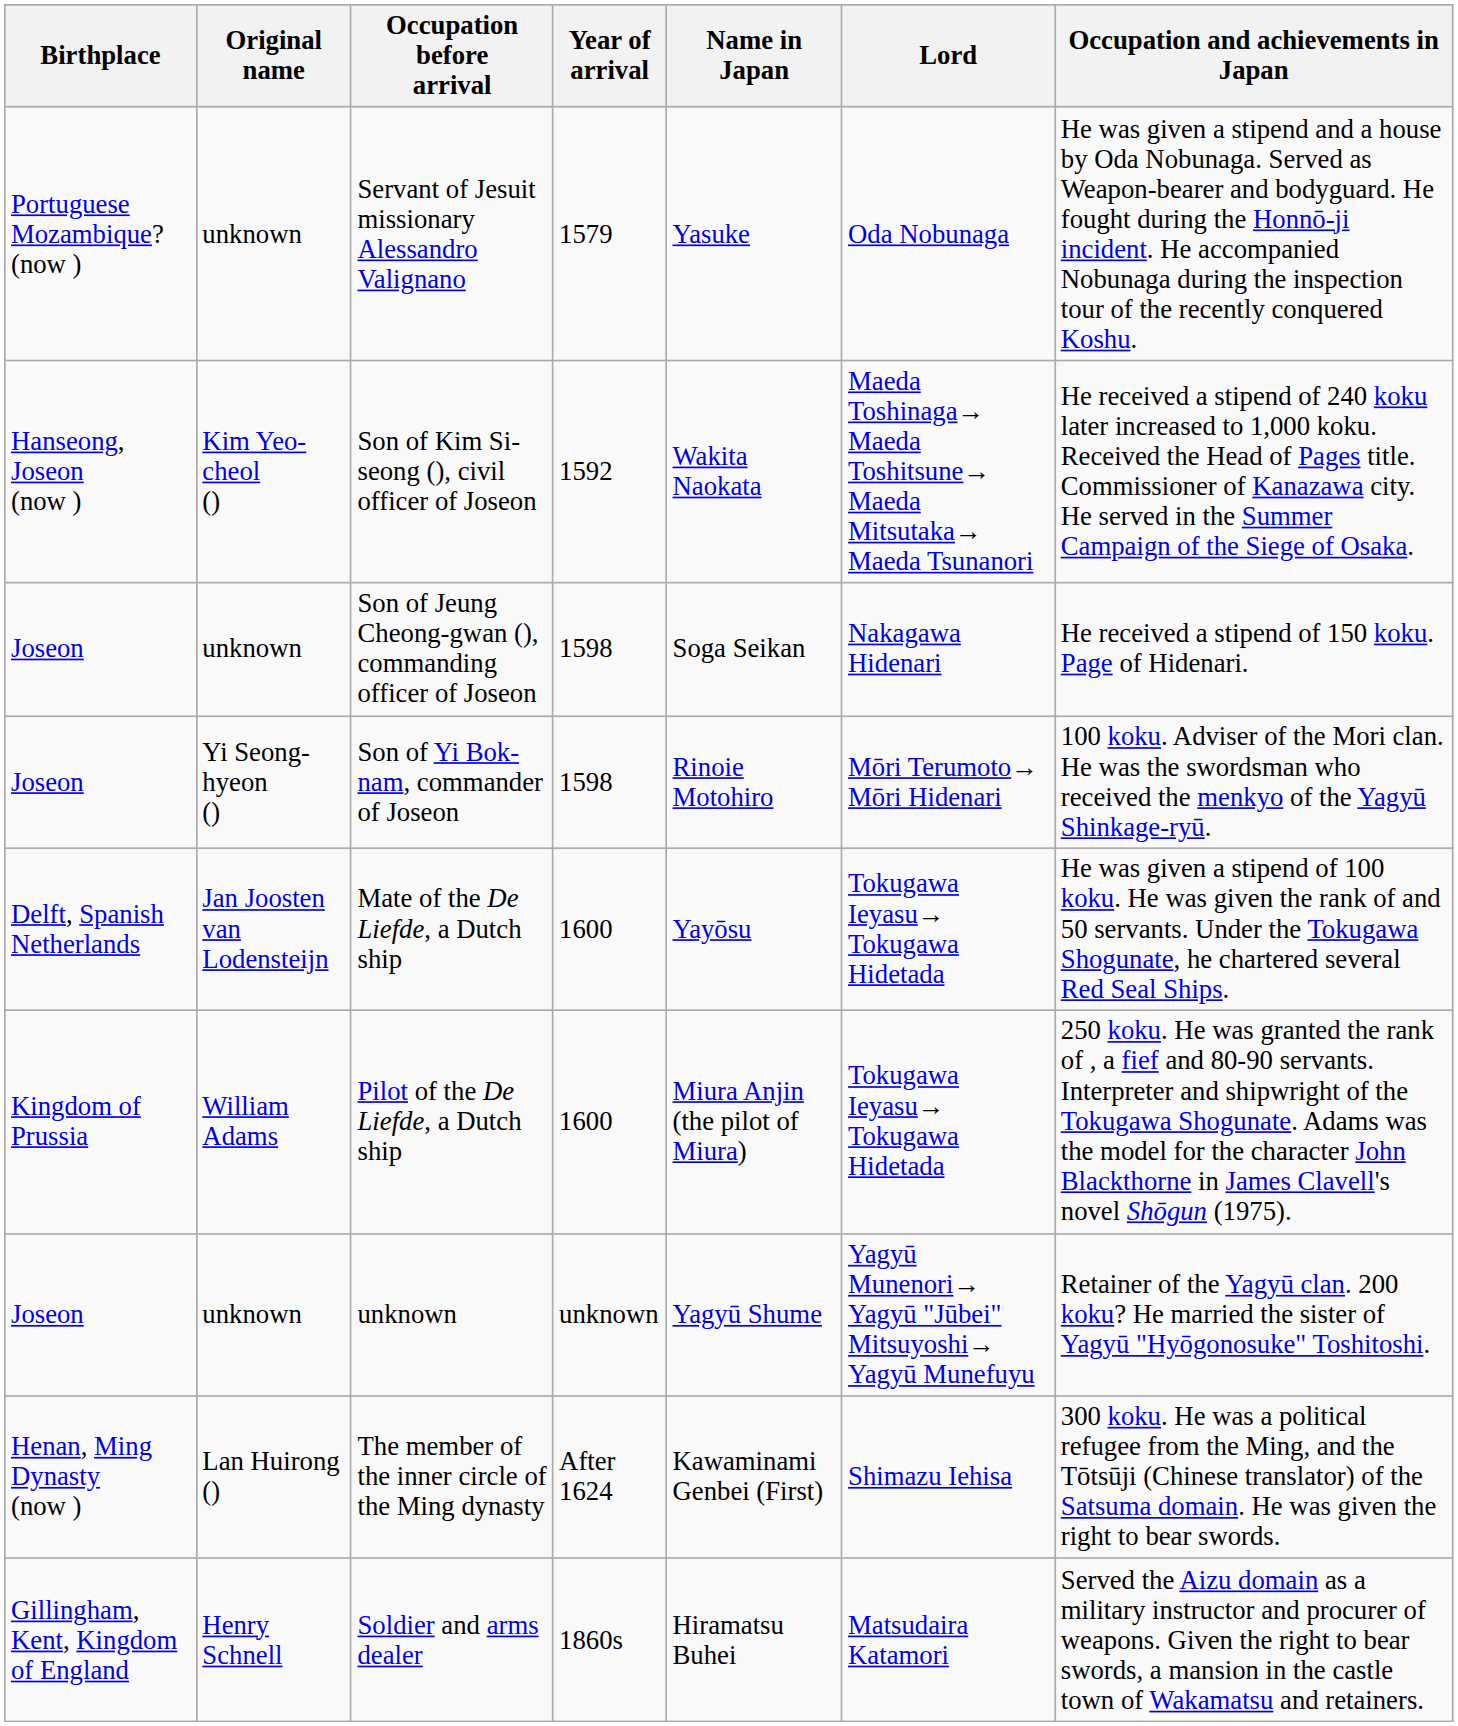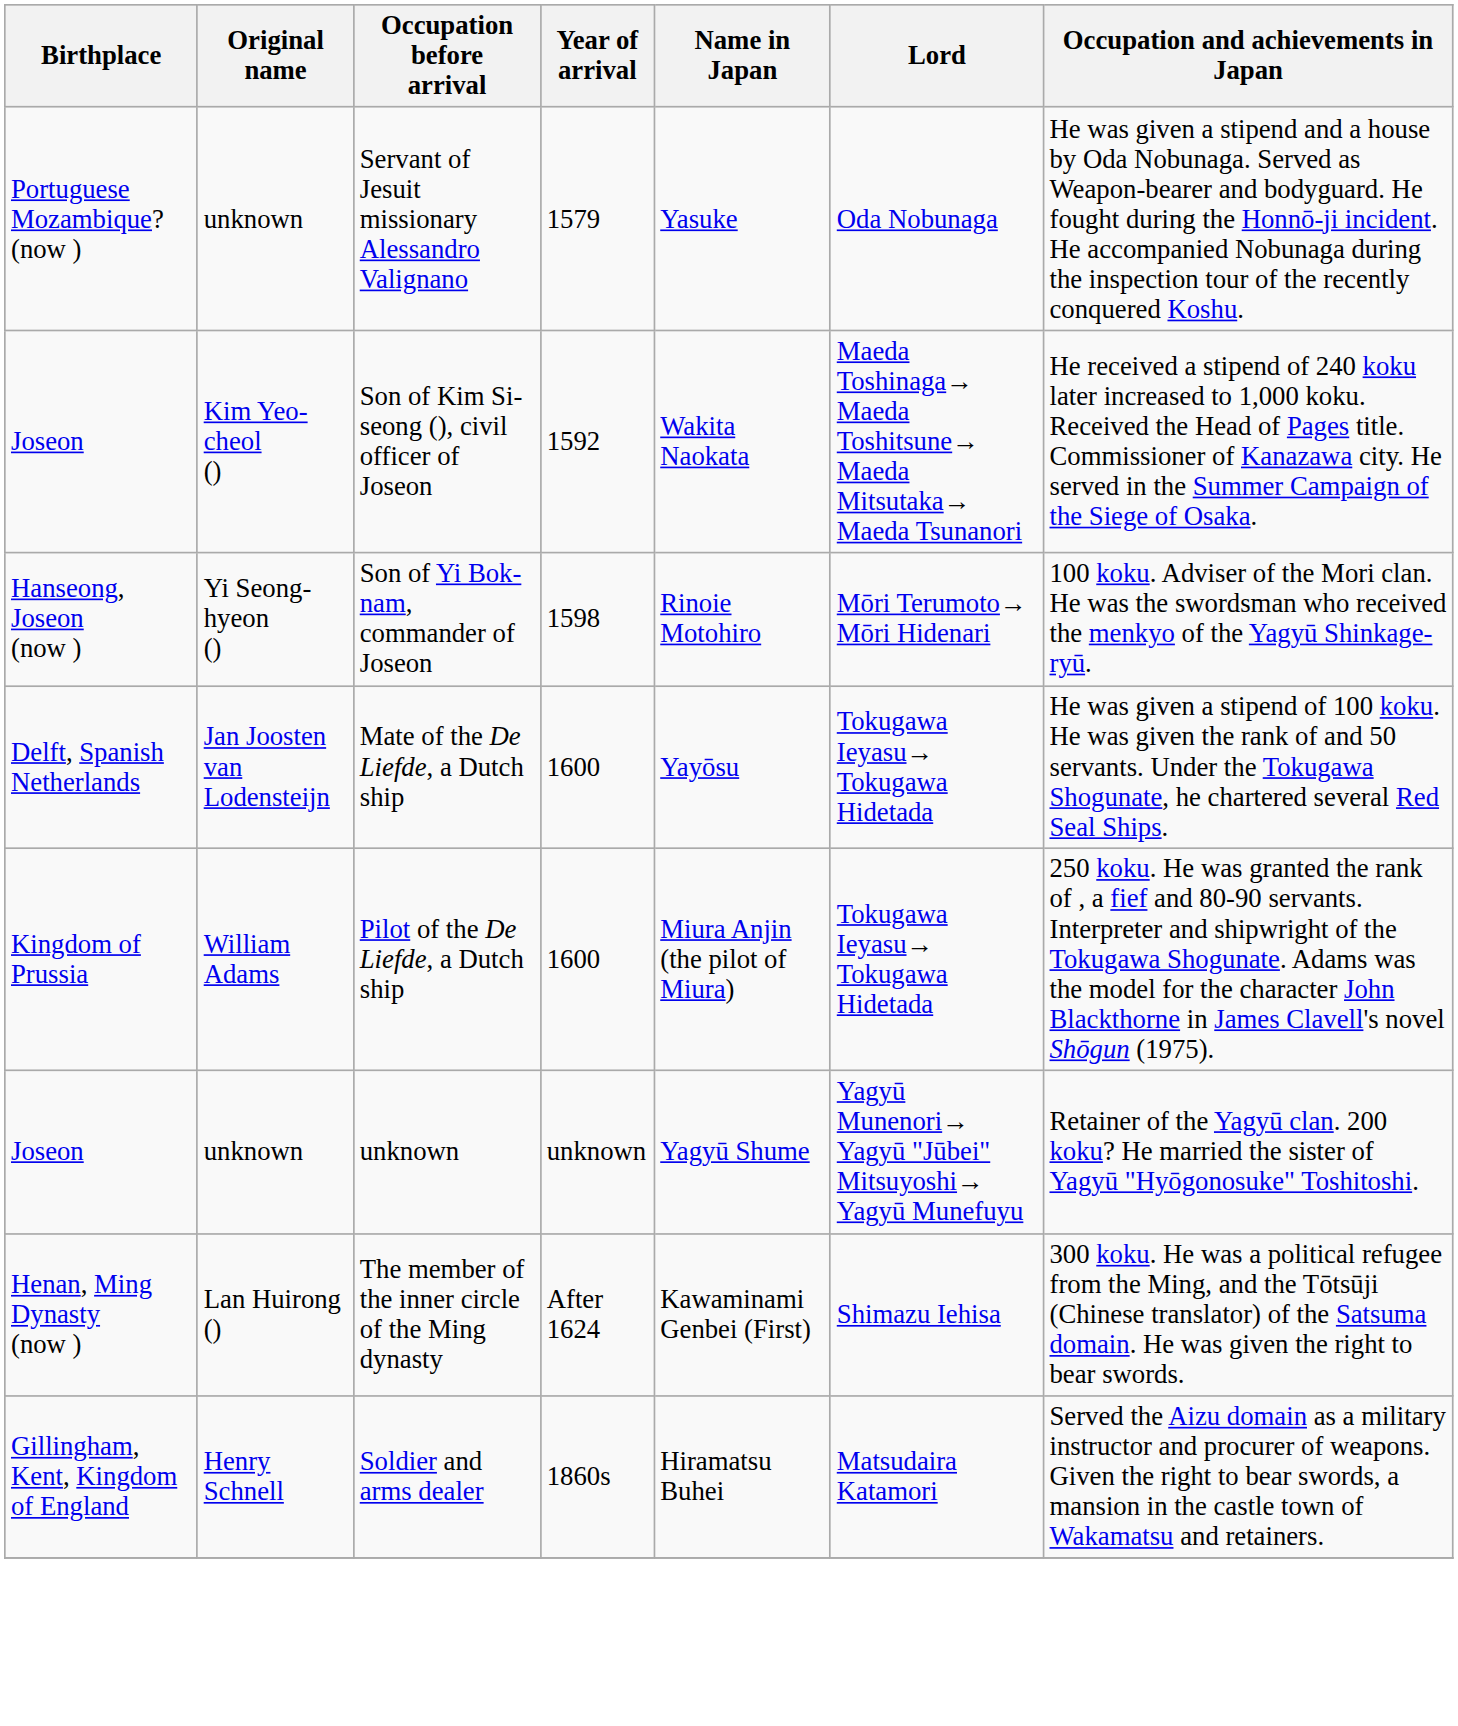(68, 471) Hanseong, Joseon (now ) -> (47, 441) Joseon
- row: (448, 648)
(47, 781) Joseon -> (68, 618) Hanseong, Joseon (now )
